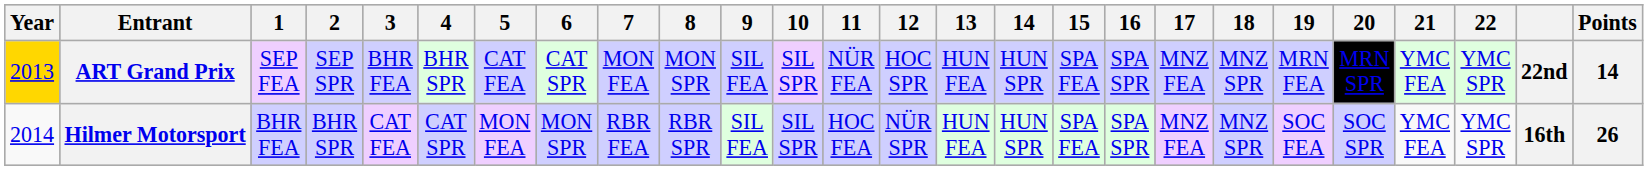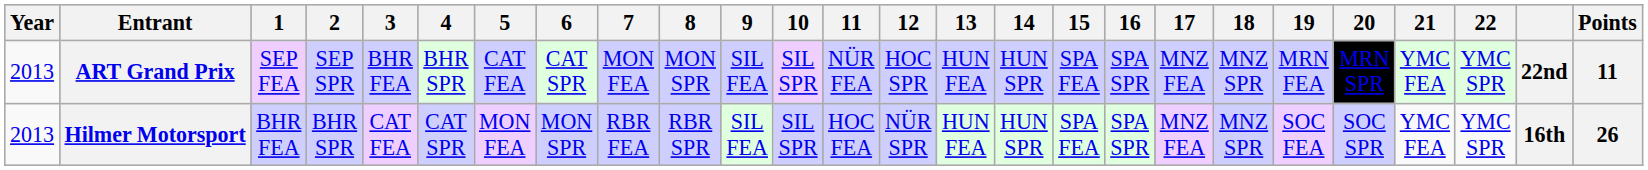(32, 71) gold background -> (32, 71) no background
(1607, 71) 14 -> (1607, 71) 11
(32, 133) 2014 -> (32, 133) 2013
